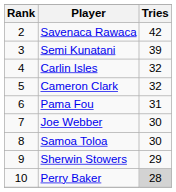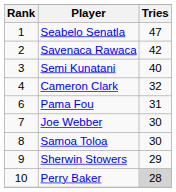+ row: (83, 31)
(155, 50) 39 -> (155, 68) 40
- row: (69, 68)
(21, 86) 5 -> (21, 86) 4
